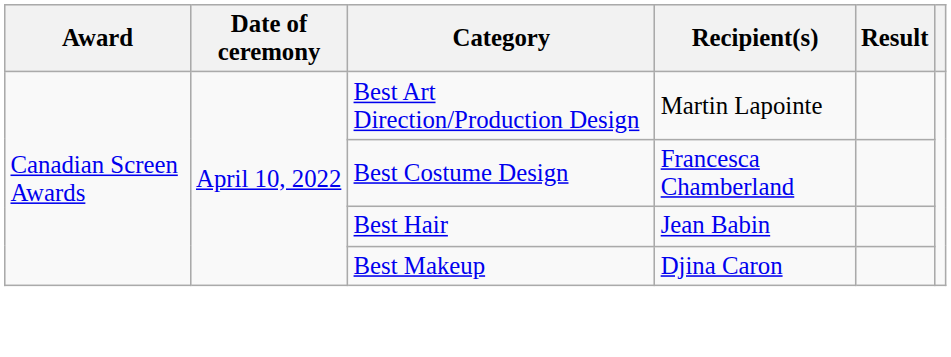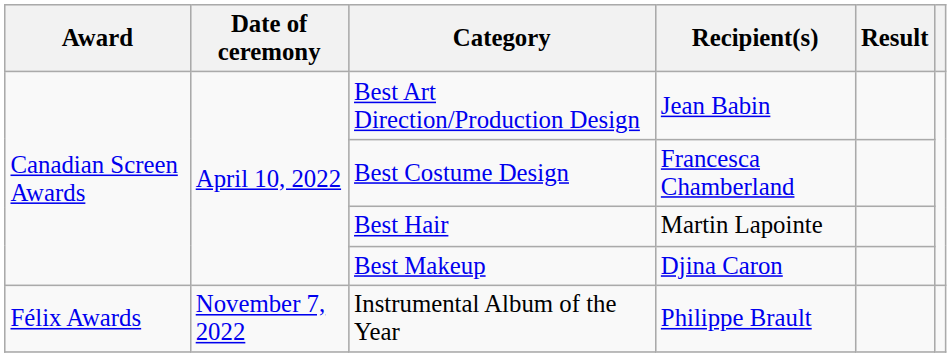(742, 105) Martin Lapointe -> (716, 105) Jean Babin
(715, 225) Jean Babin -> (742, 225) Martin Lapointe
+ row: (485, 318)
